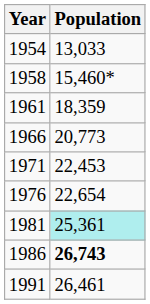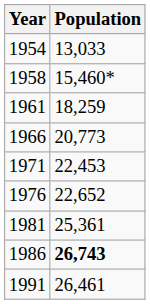(80, 107) 18,359 -> (80, 107) 18,259
(80, 195) 22,654 -> (80, 195) 22,652
(80, 225) paleturquoise background -> (80, 225) no background
